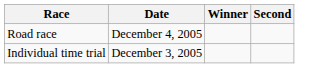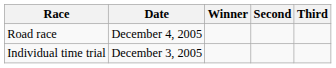+ column: (312, 14)
